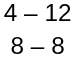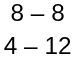rows swapped: (38, 13) <-> (38, 46)
